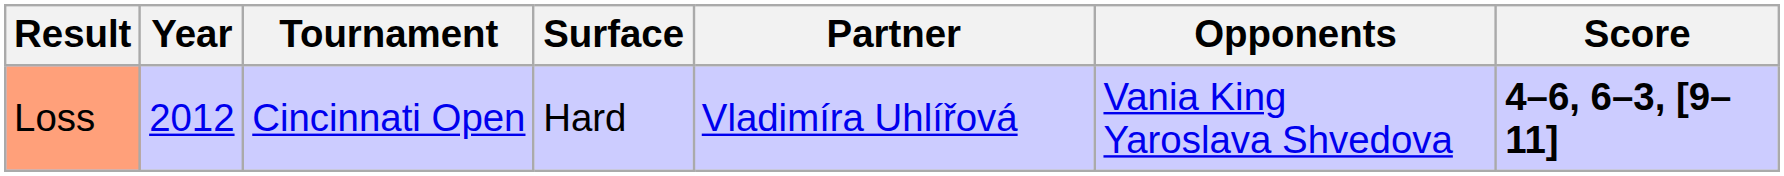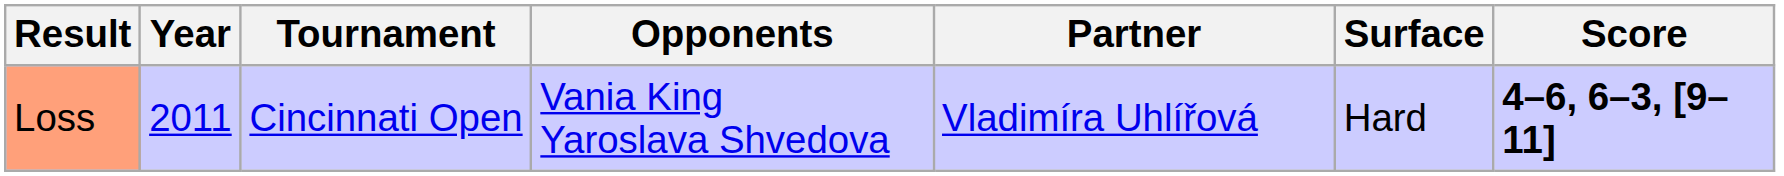columns swapped: (614, 34) <-> (1295, 34)
(192, 117) 2012 -> (190, 117) 2011
